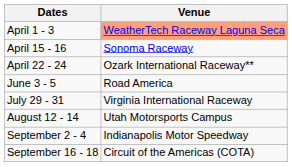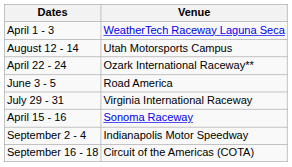(194, 30) lightsalmon background -> (194, 30) no background
rows swapped: (37, 48) <-> (43, 118)
